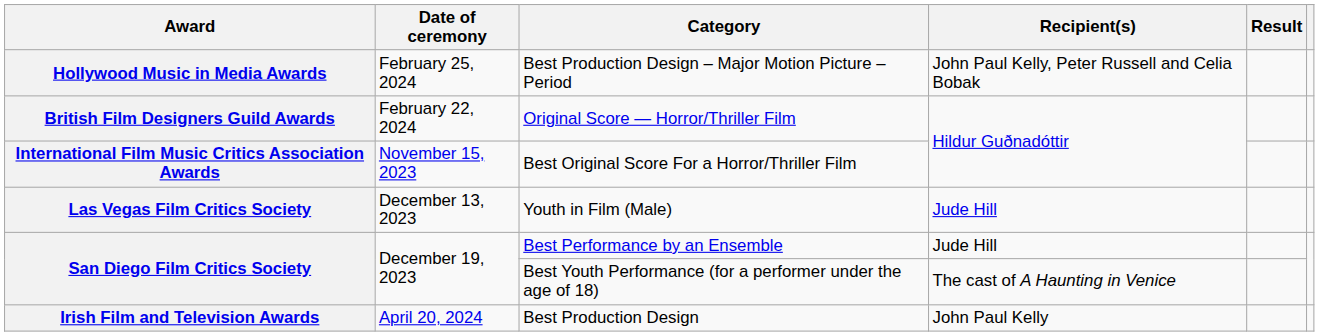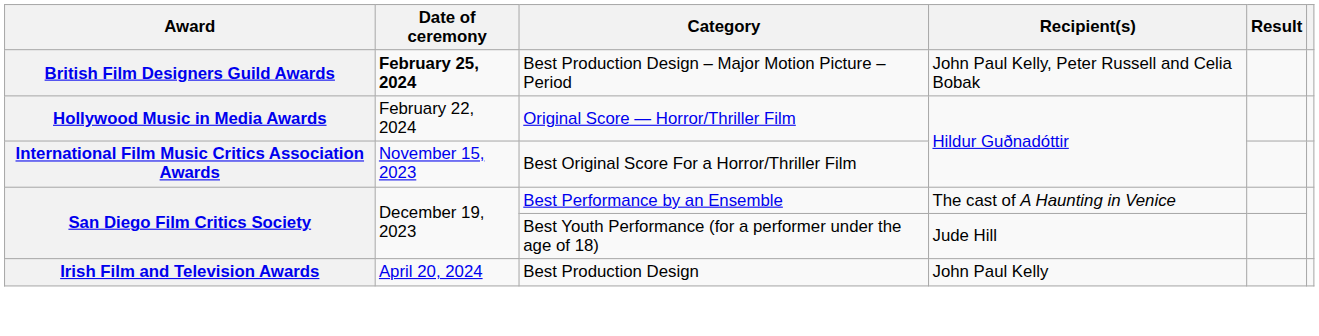(190, 72) Hollywood Music in Media Awards -> (190, 72) British Film Designers Guild Awards
(427, 72) normal -> (429, 72) bold
(190, 118) British Film Designers Guild Awards -> (190, 118) Hollywood Music in Media Awards
- row: (598, 209)
(965, 245) Jude Hill -> (1054, 199) The cast of A Haunting in Venice
(1054, 281) The cast of A Haunting in Venice -> (965, 236) Jude Hill
